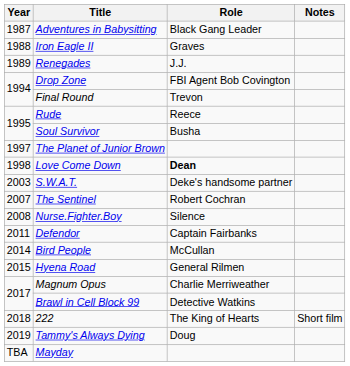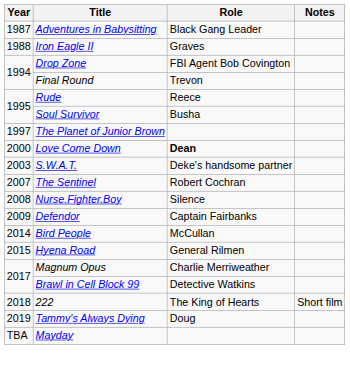- row: (63, 64)
(19, 166) 1998 -> (19, 149) 2000
(18, 234) 2011 -> (19, 217) 2009
